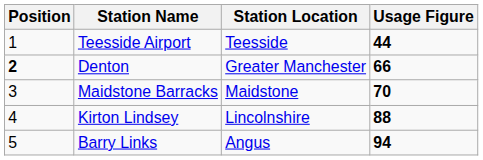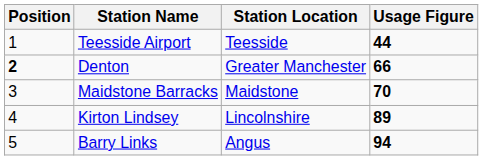(382, 117) 88 -> (382, 117) 89
